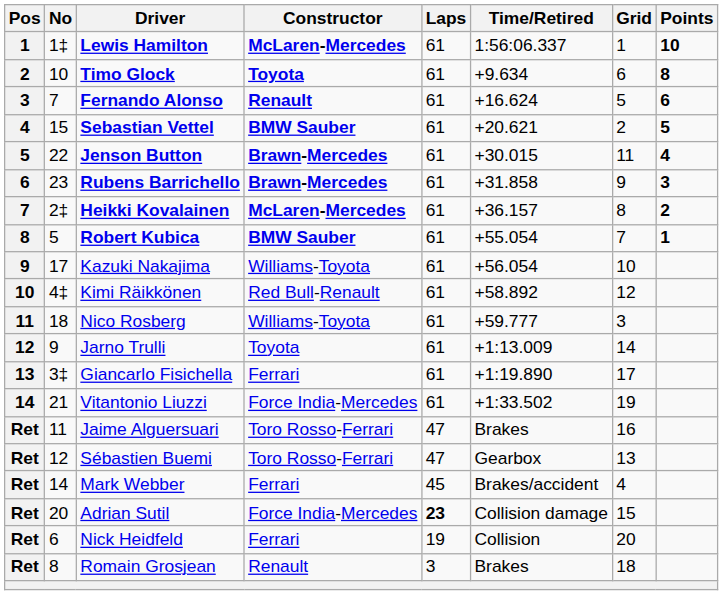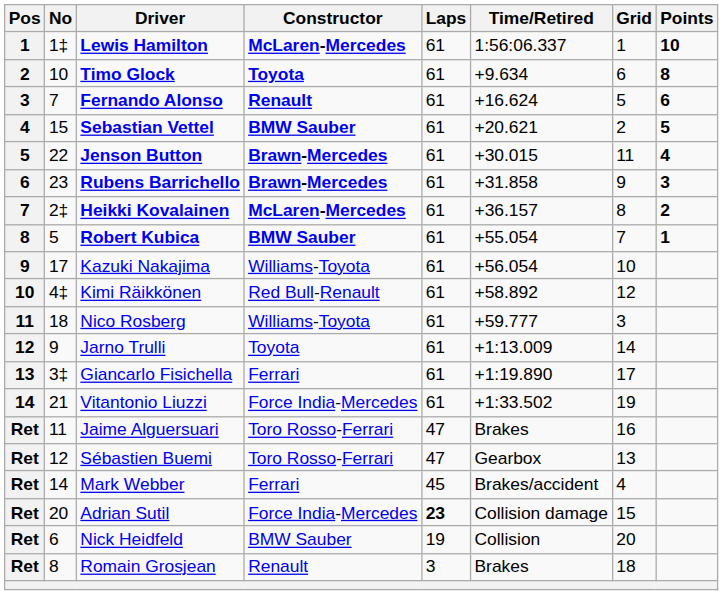(274, 539) Ferrari -> (300, 539) BMW Sauber
